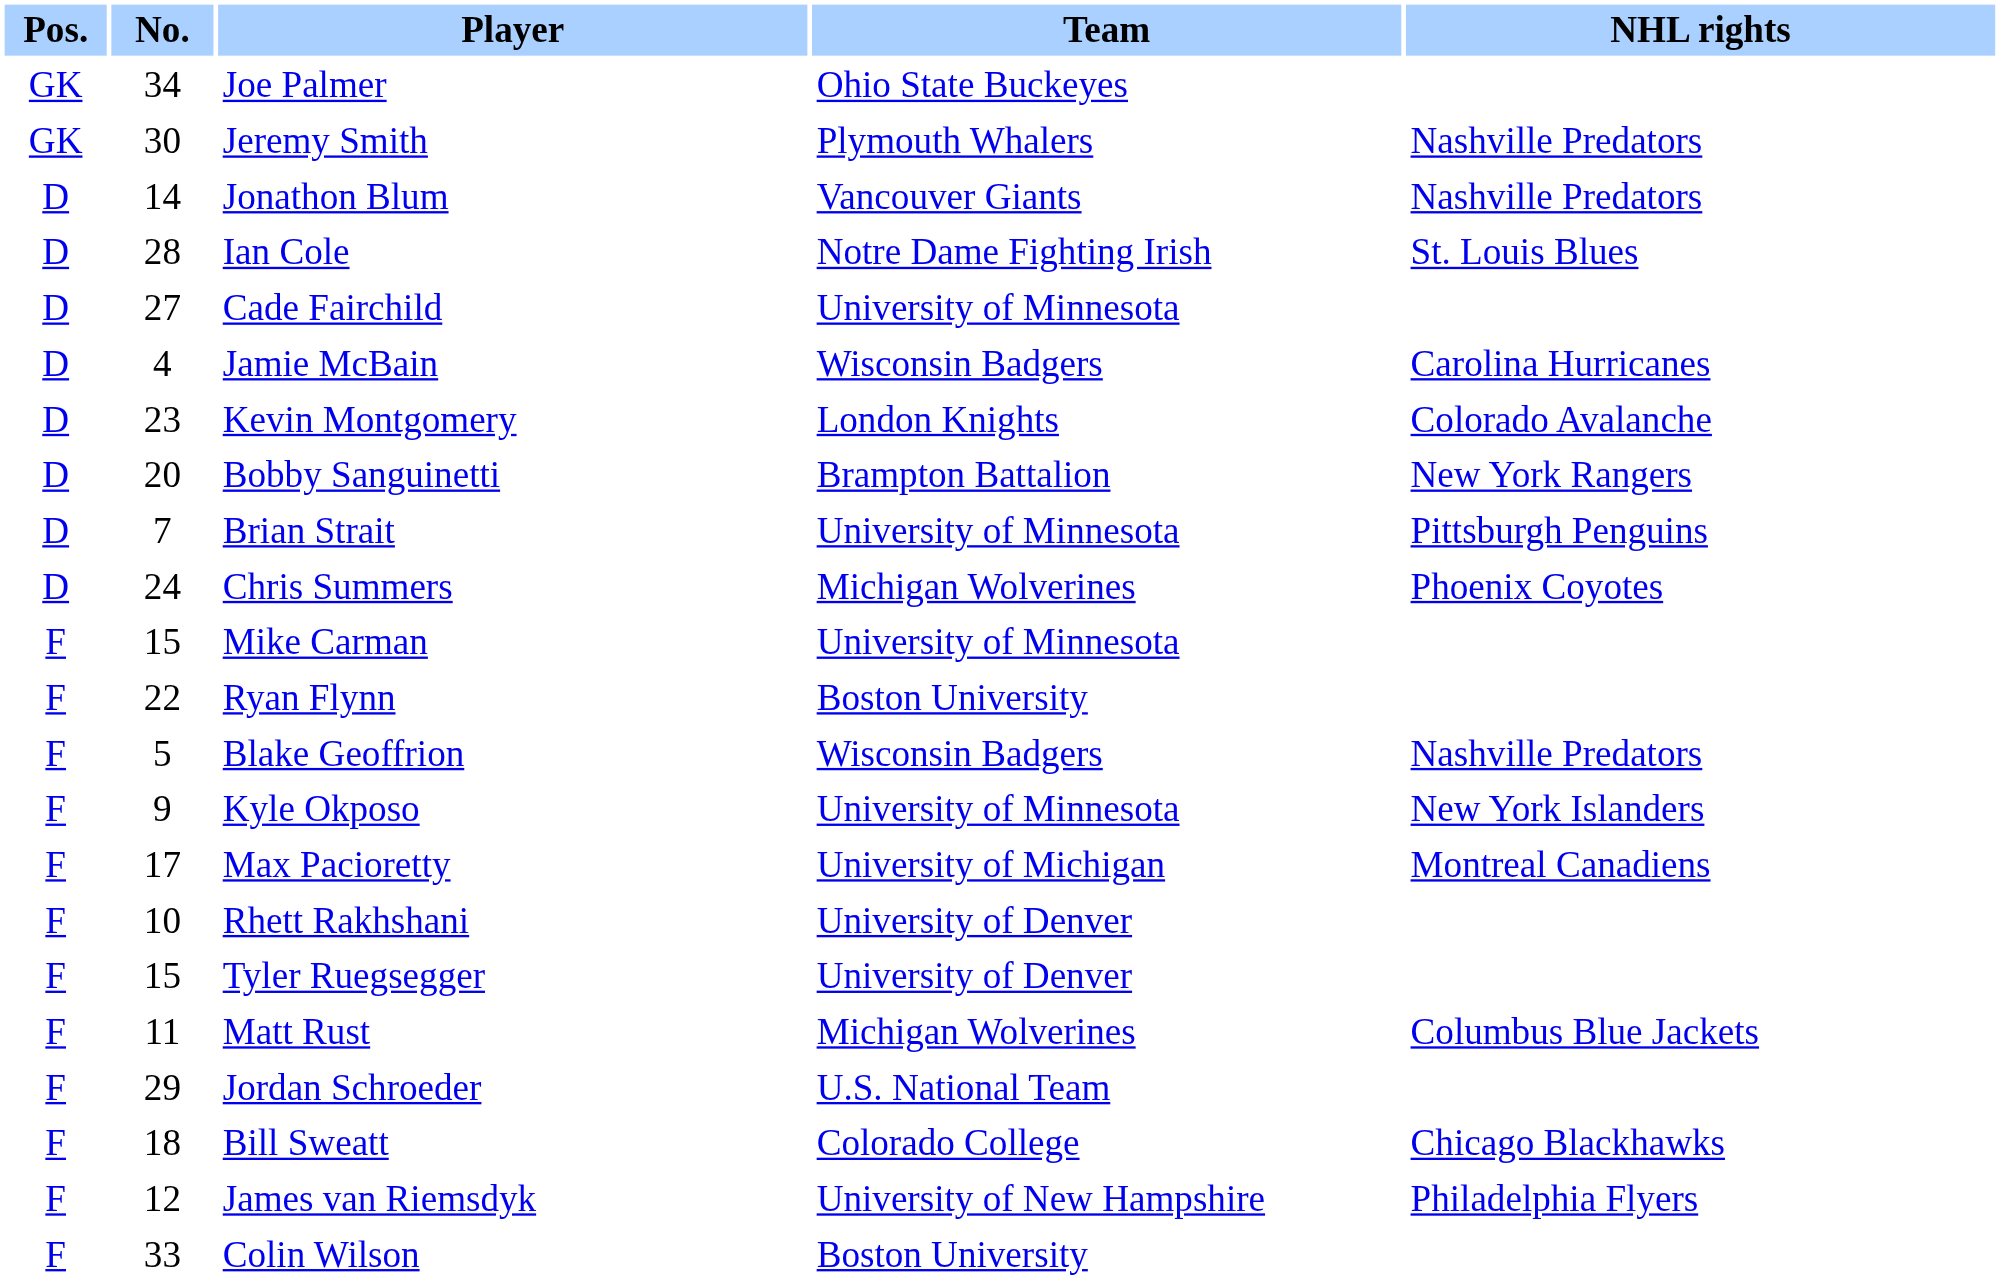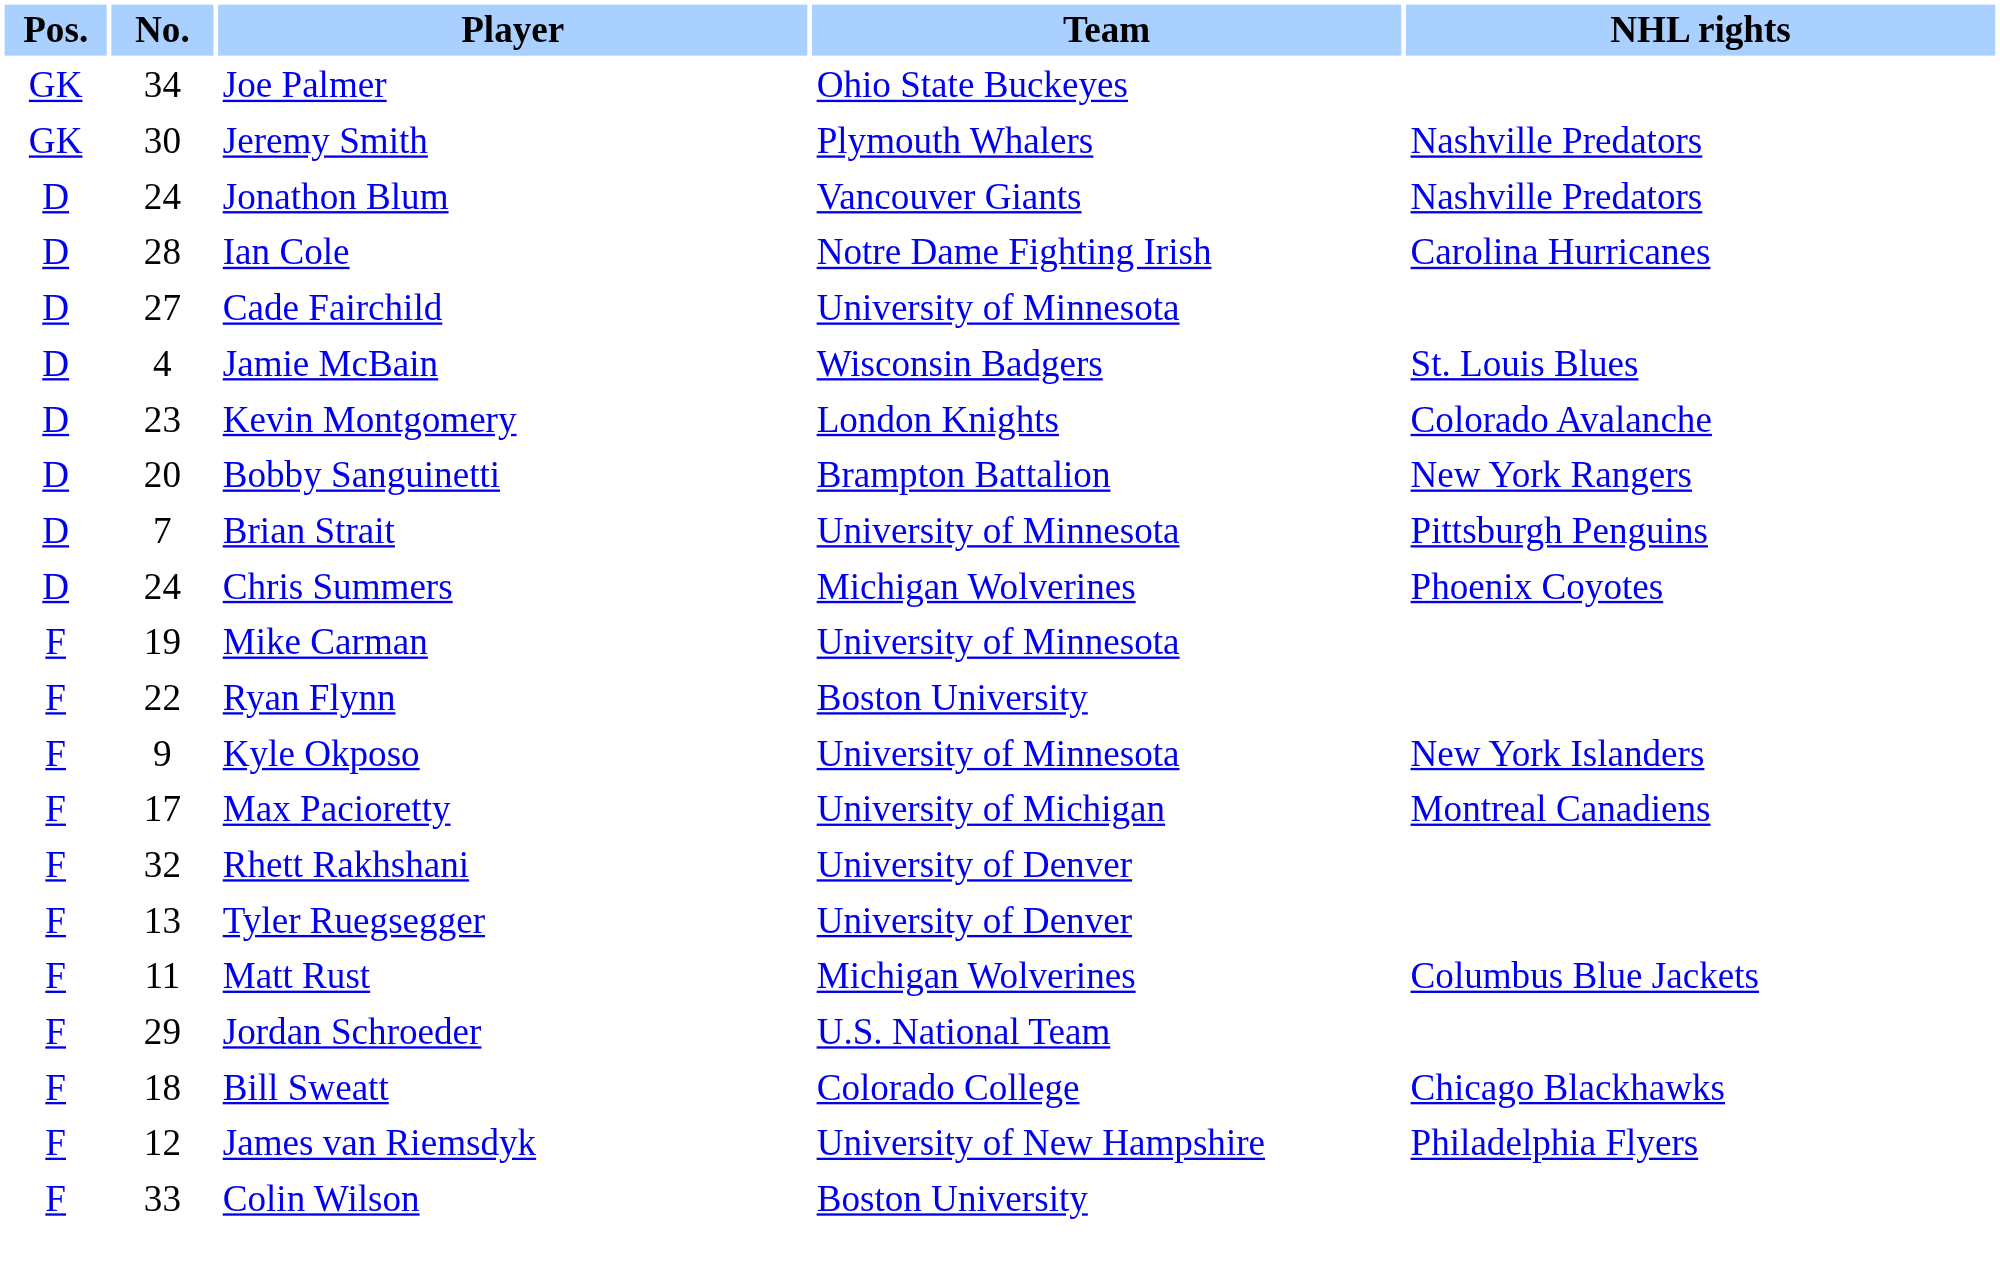(162, 196) 14 -> (162, 196) 24
(1525, 252) St. Louis Blues -> (1561, 252) Carolina Hurricanes
(1561, 363) Carolina Hurricanes -> (1525, 363) St. Louis Blues
(162, 641) 15 -> (162, 641) 19
- row: (344, 753)
(162, 920) 10 -> (162, 864) 32
(162, 976) 15 -> (162, 920) 13
